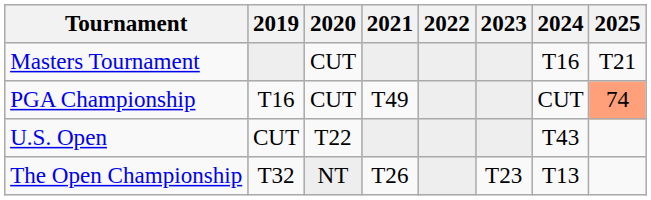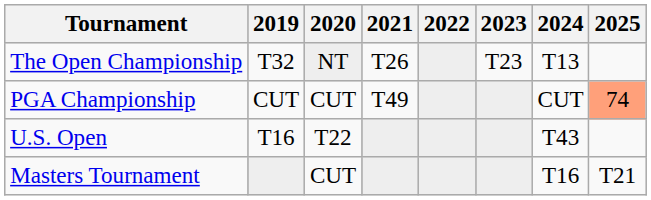rows swapped: (105, 61) <-> (126, 176)
(276, 99) T16 -> (276, 99) CUT
(276, 138) CUT -> (276, 138) T16
